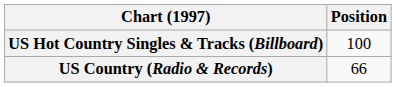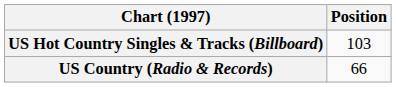(359, 43) 100 -> (359, 43) 103
